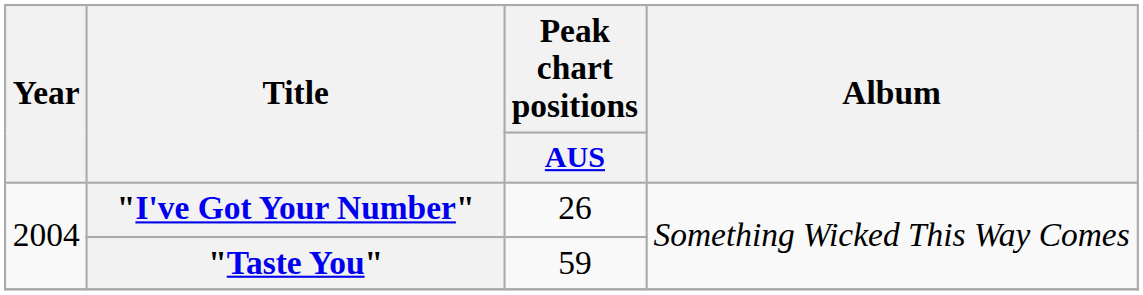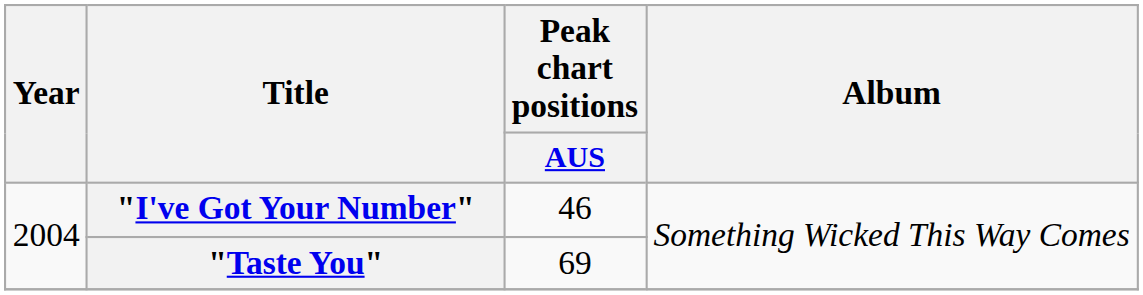(575, 208) 26 -> (575, 208) 46
(575, 261) 59 -> (575, 261) 69
